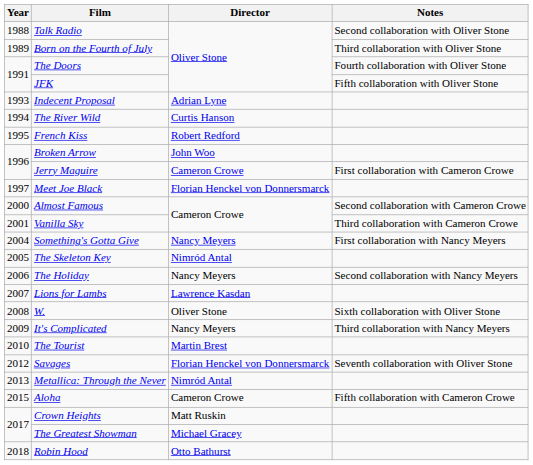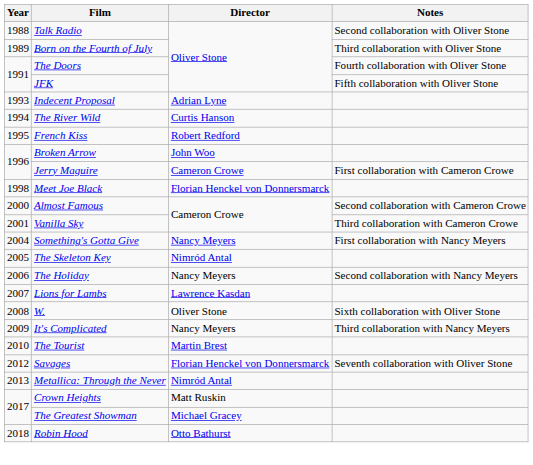(18, 188) 1997 -> (18, 188) 1998
- row: (47, 398)
